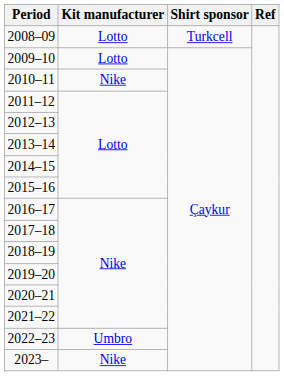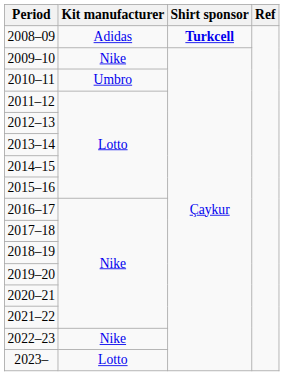(113, 36) Lotto -> (113, 36) Adidas
(210, 36) normal -> (210, 36) bold
(113, 58) Lotto -> (113, 58) Nike
(113, 79) Nike -> (113, 79) Umbro
(113, 338) Umbro -> (113, 338) Nike
(113, 360) Nike -> (113, 360) Lotto
